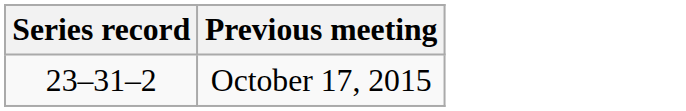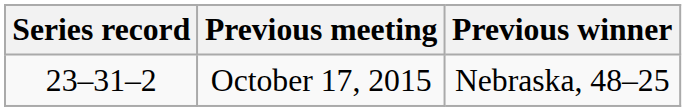+ column: (562, 29)
